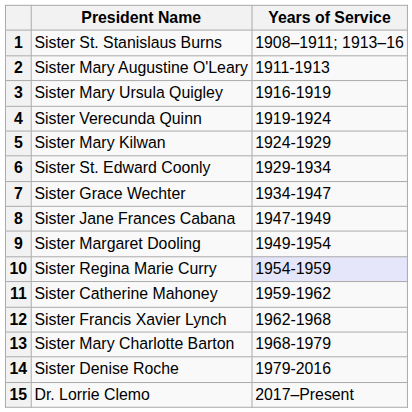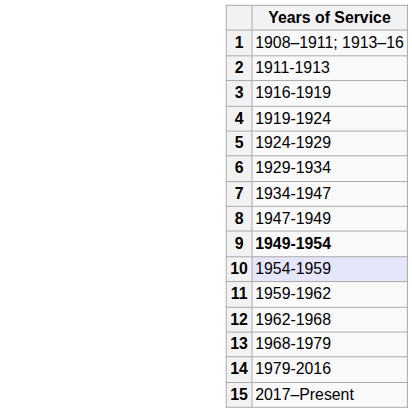- column: (141, 17)
(293, 243) normal -> (293, 243) bold
